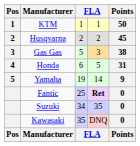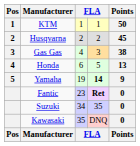(81, 52) 5 -> (81, 52) 4
(122, 65) 31 -> (122, 65) 13
(98, 79) normal -> (98, 79) bold
(81, 93) 25 -> (81, 93) 23
